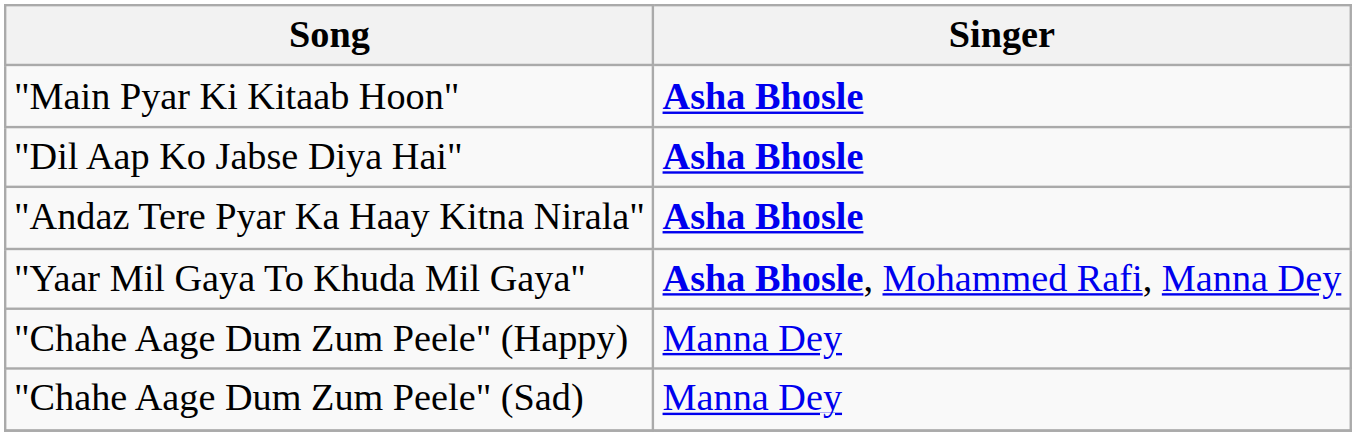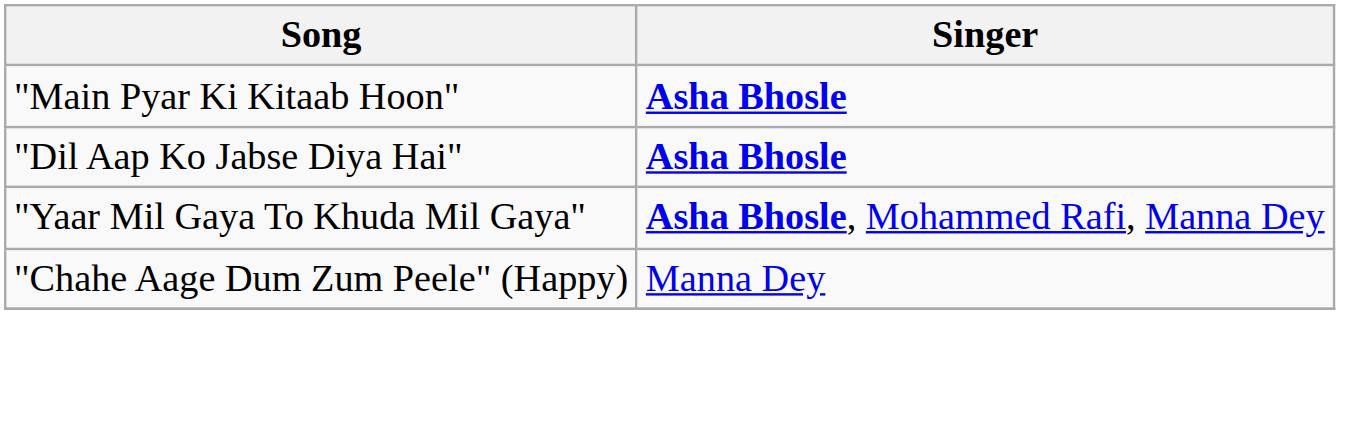- row: (329, 216)
- row: (299, 398)
